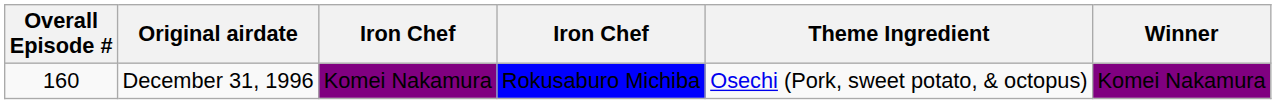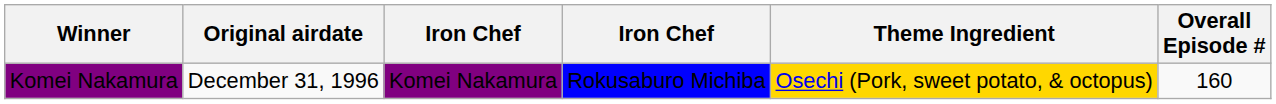columns swapped: (61, 33) <-> (1182, 33)
(899, 80) no background -> (964, 80) gold background
